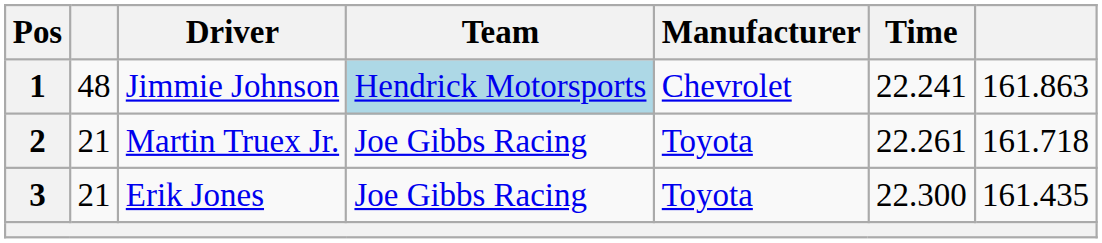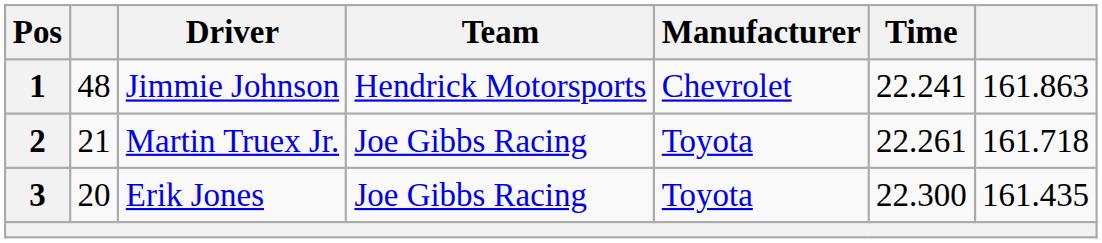(500, 86) lightblue background -> (500, 86) no background
(94, 195) 21 -> (94, 195) 20
